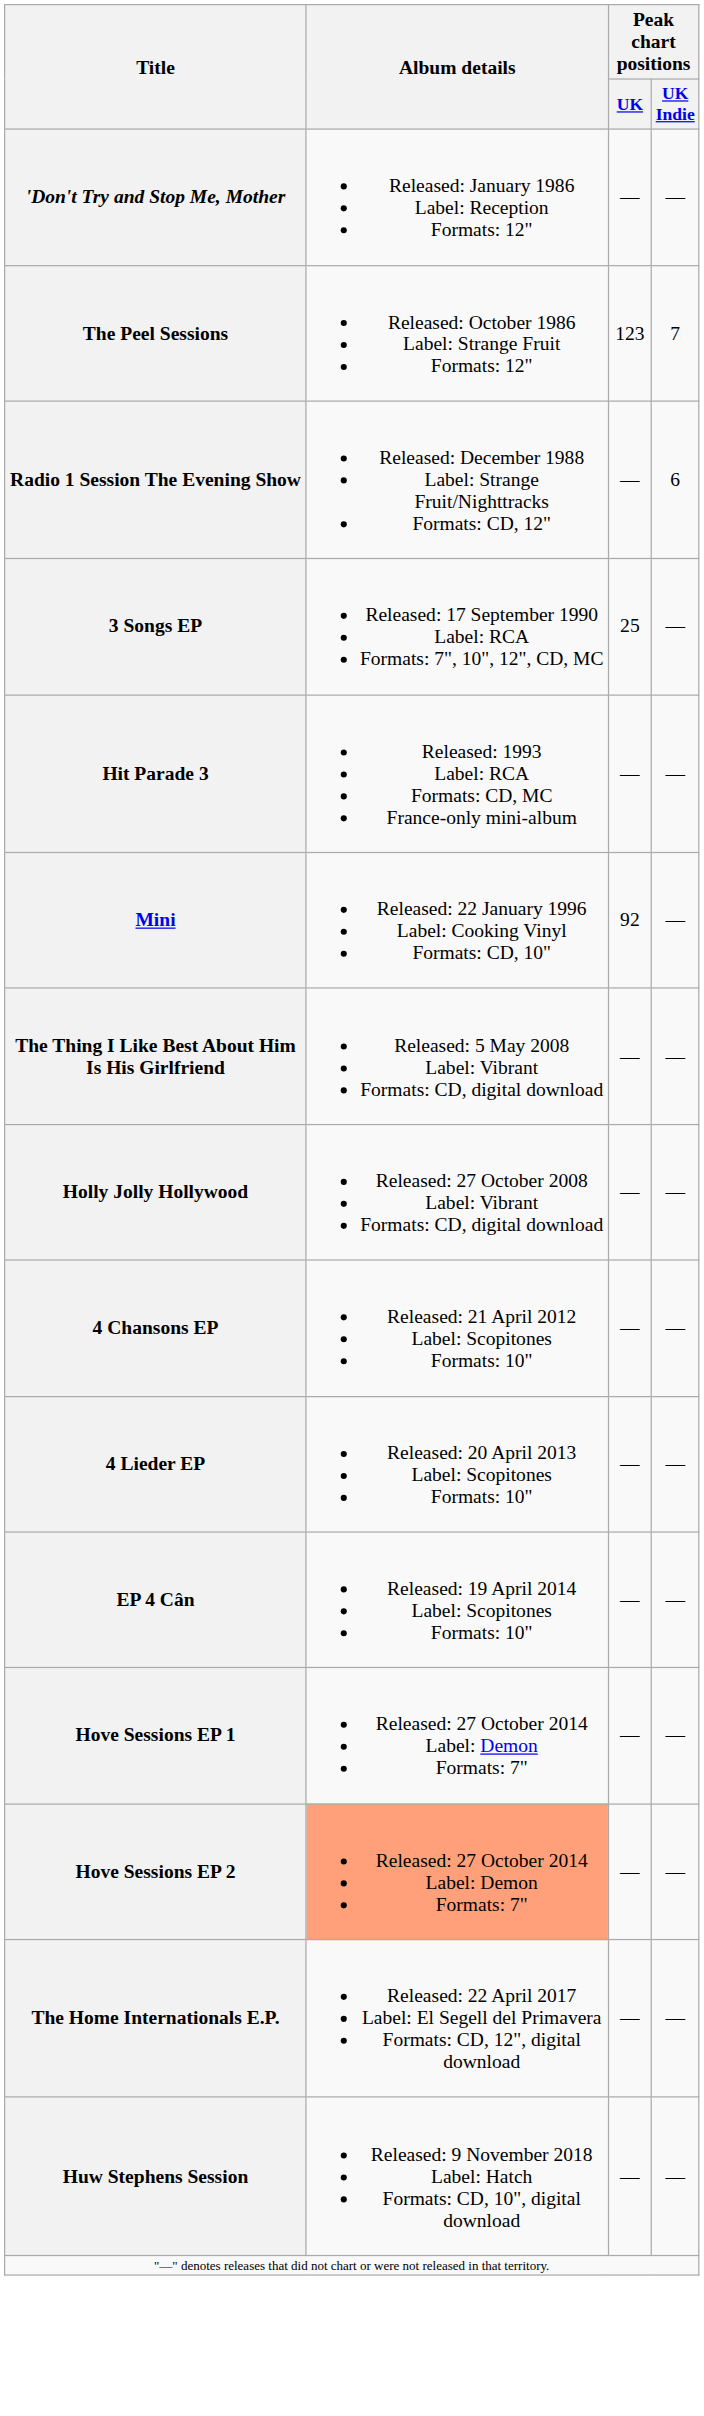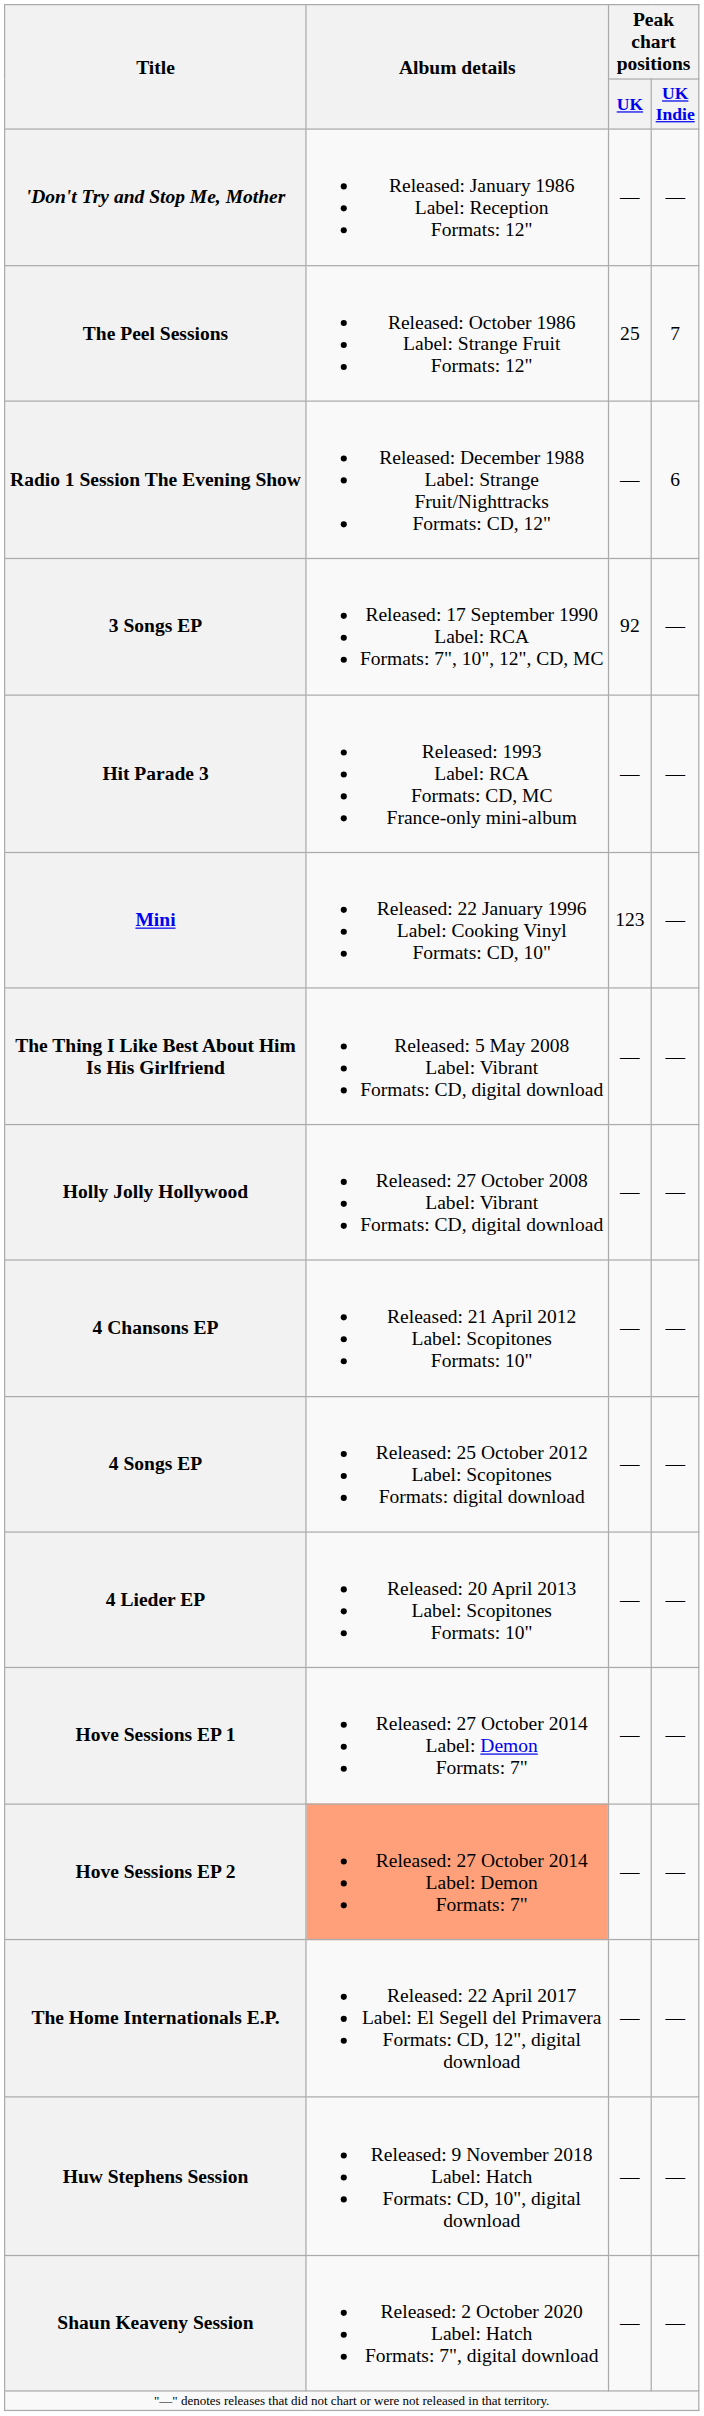(630, 332) 123 -> (630, 332) 25
(630, 626) 25 -> (630, 626) 92
(630, 920) 92 -> (630, 920) 123
+ row: (156, 1463)
- row: (155, 1599)
+ row: (156, 2323)
